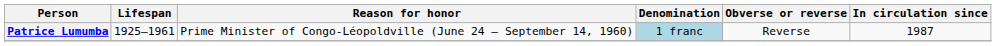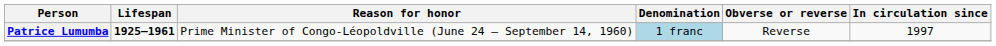(144, 32) normal -> (144, 32) bold
(920, 32) 1987 -> (920, 32) 1997
